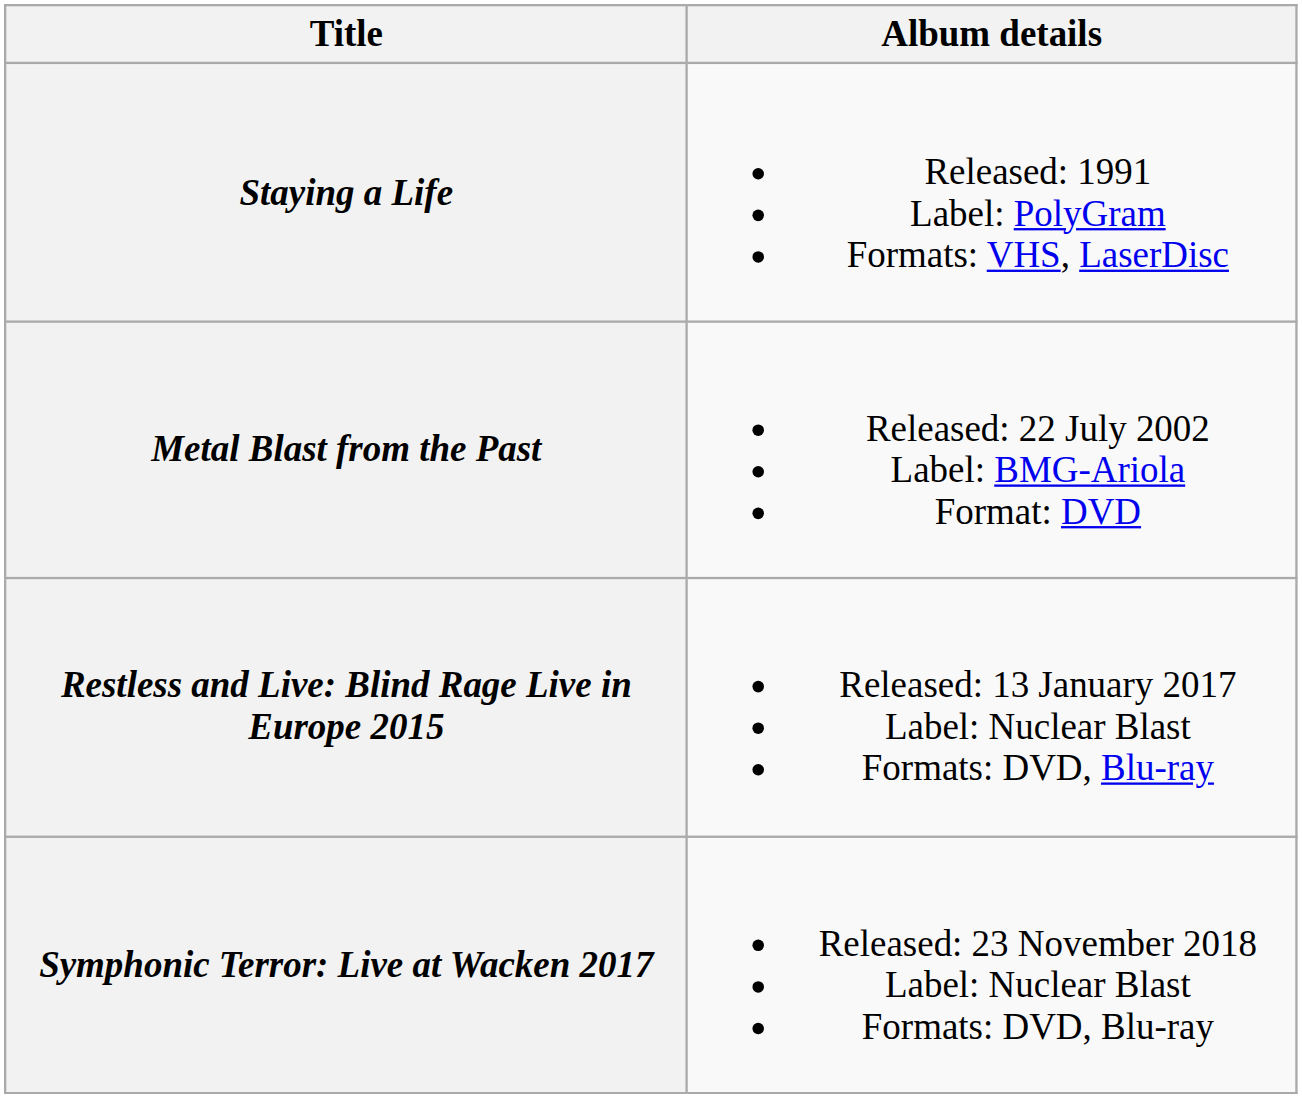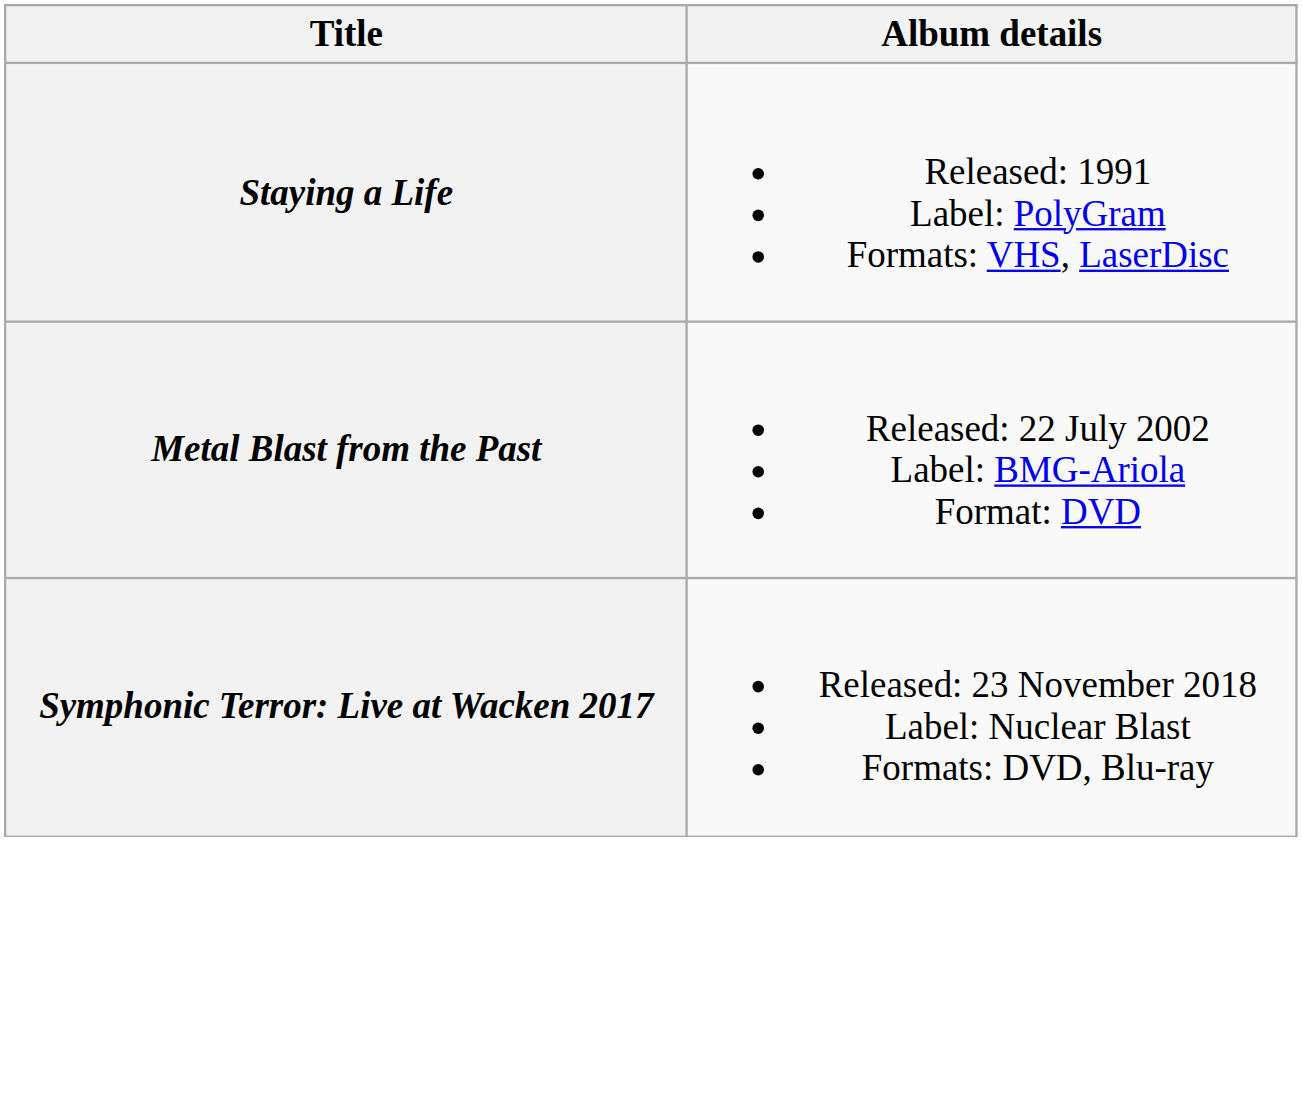- row: (346, 706)
